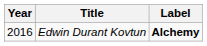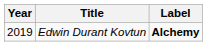(20, 31) 2016 -> (20, 31) 2019
